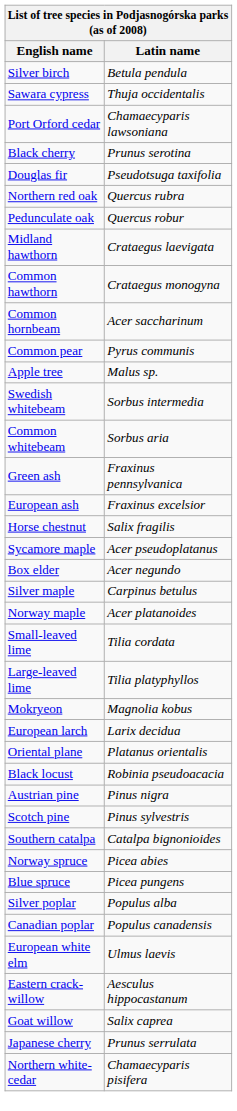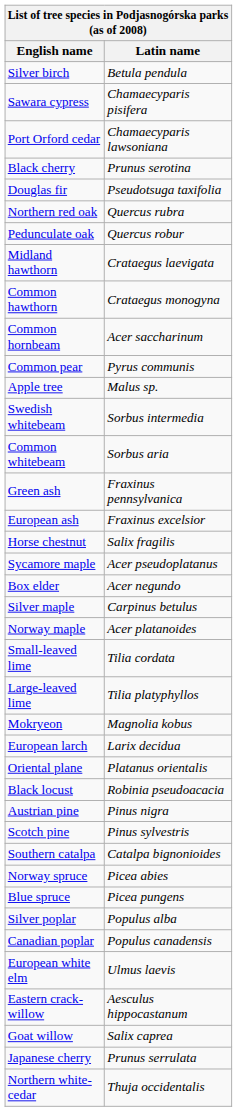(156, 94) Thuja occidentalis -> (148, 102) Chamaecyparis pisifera
(148, 1071) Chamaecyparis pisifera -> (156, 1087) Thuja occidentalis
